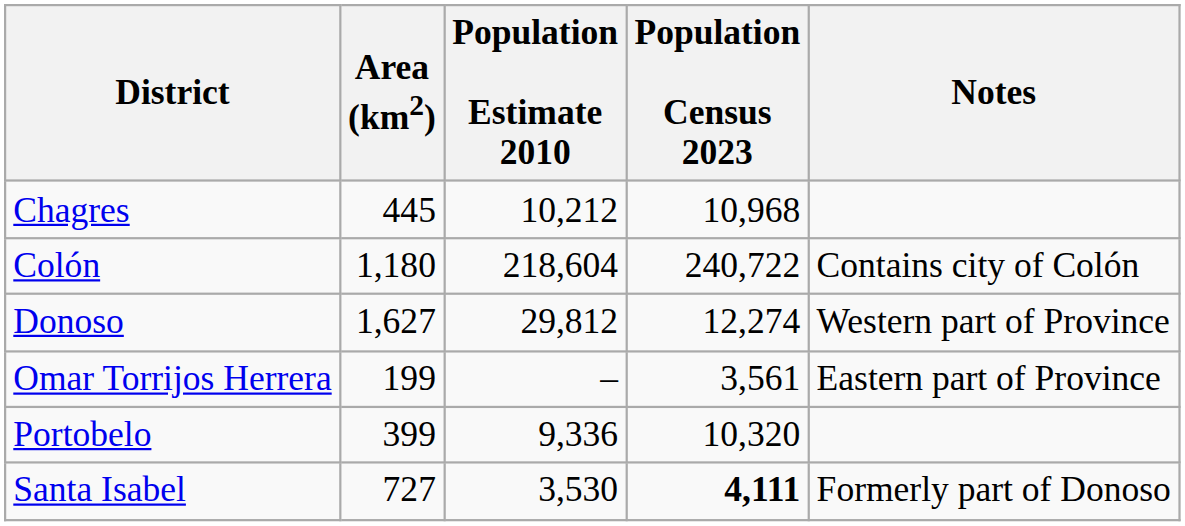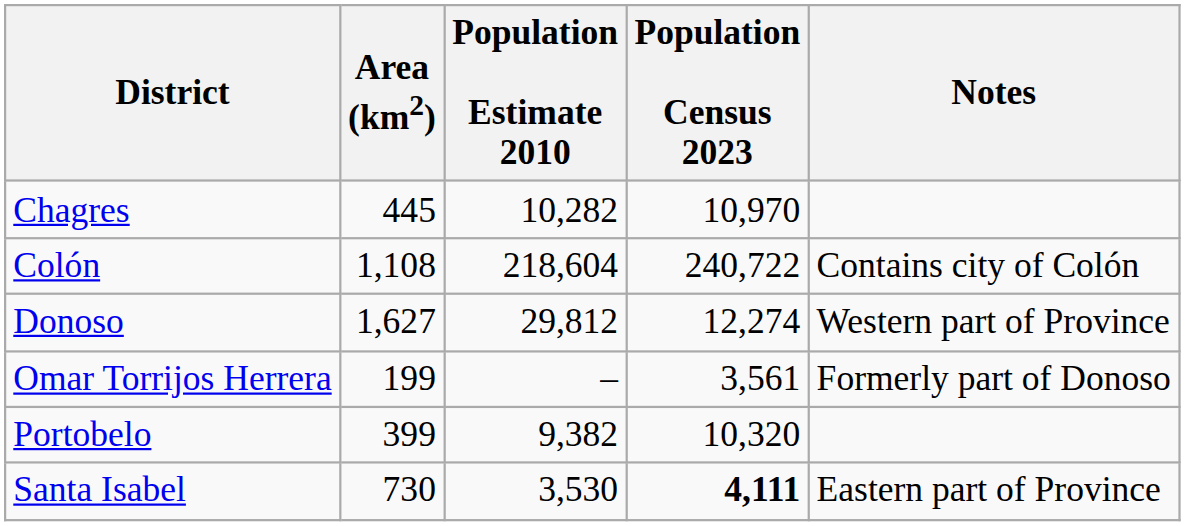(569, 208) 10,212 -> (569, 208) 10,282
(751, 208) 10,968 -> (751, 208) 10,970
(396, 265) 1,180 -> (396, 265) 1,108
(989, 377) Eastern part of Province -> (994, 377) Formerly part of Donoso
(578, 434) 9,336 -> (578, 434) 9,382
(409, 490) 727 -> (409, 490) 730
(994, 490) Formerly part of Donoso -> (989, 490) Eastern part of Province
